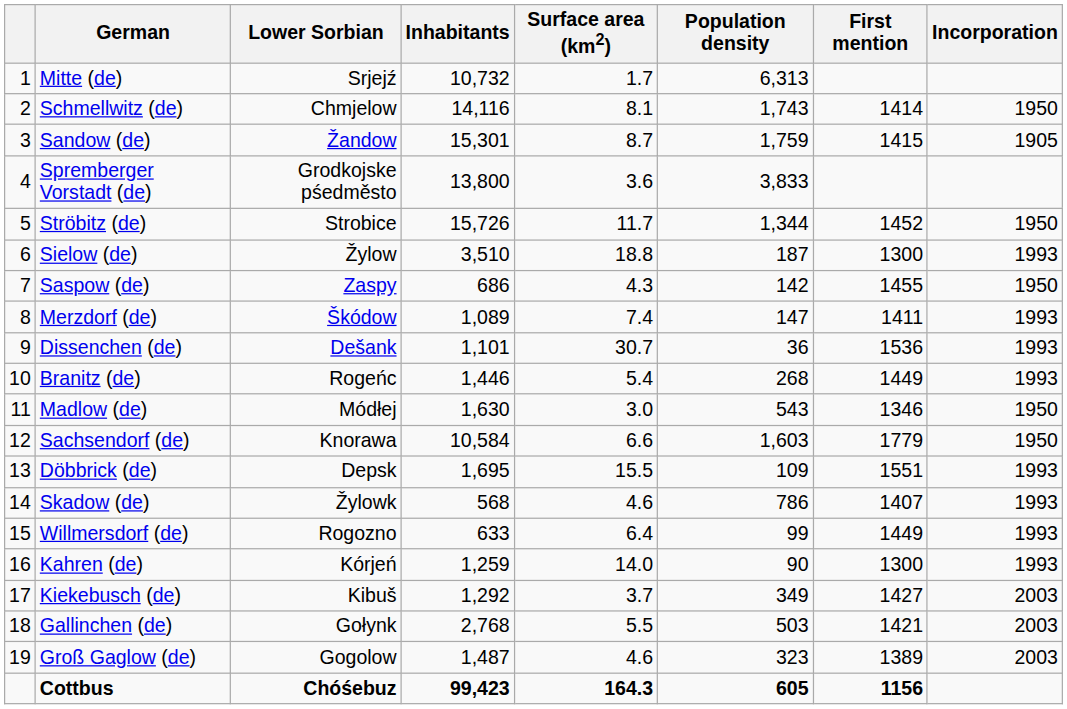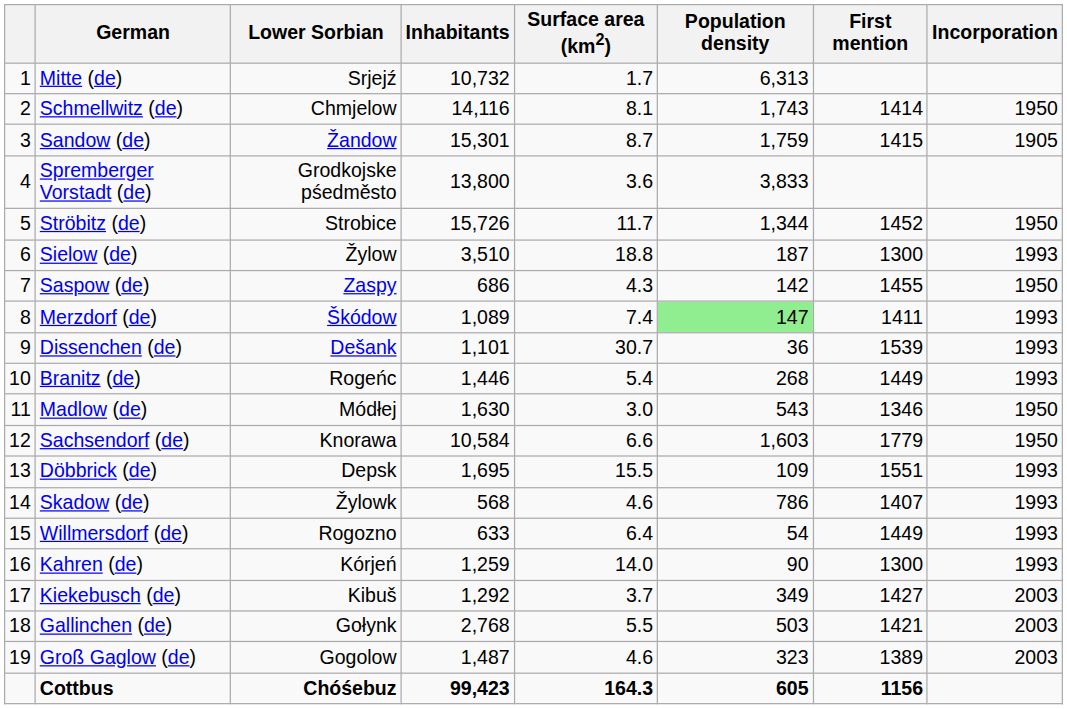(792, 316) no background -> (792, 316) lightgreen background
(901, 347) 1536 -> (901, 347) 1539
(798, 533) 99 -> (798, 533) 54
